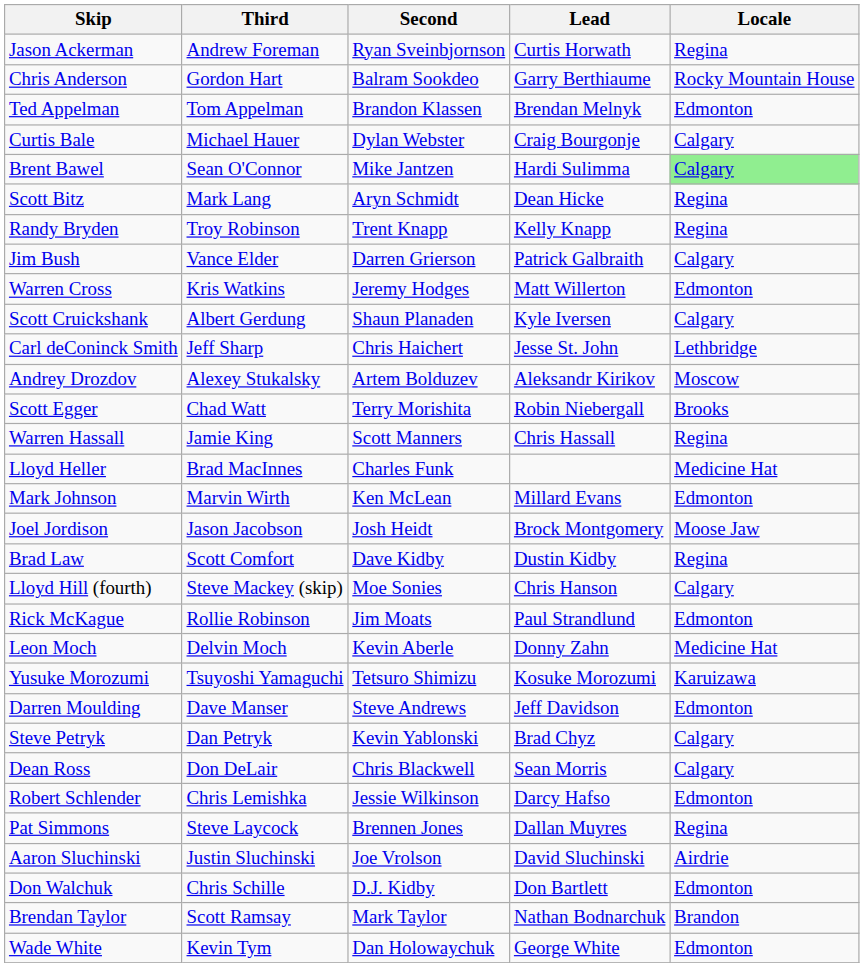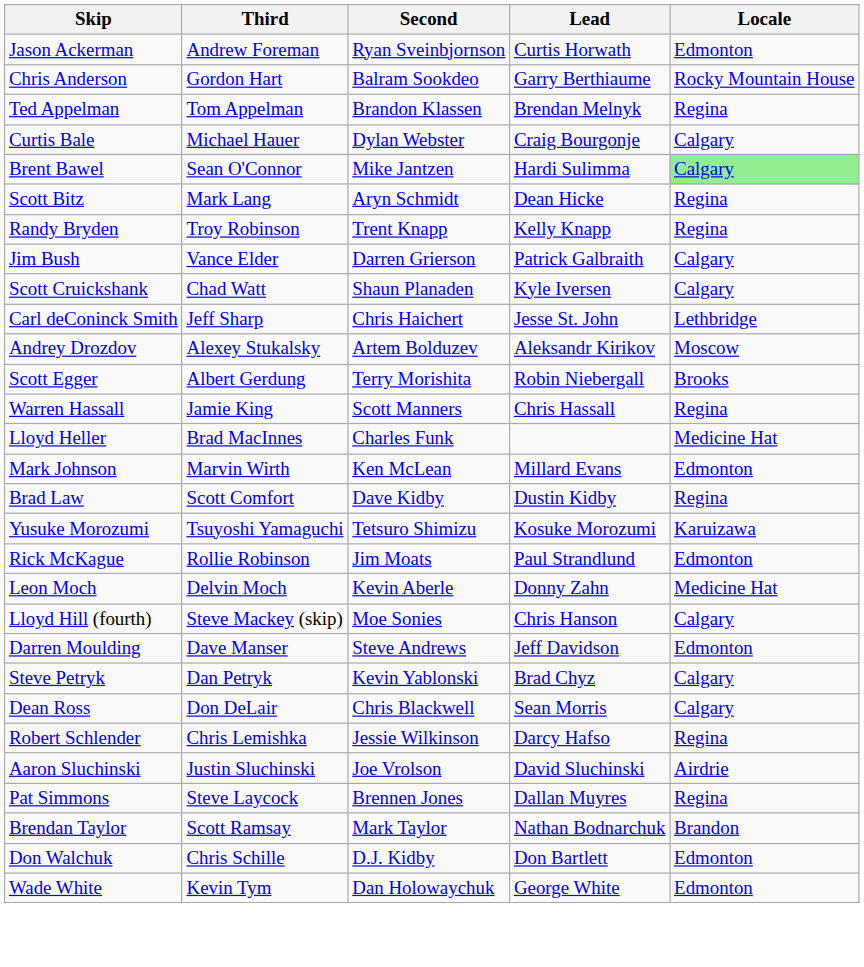(701, 49) Regina -> (713, 49) Edmonton
(713, 109) Edmonton -> (701, 109) Regina
- row: (60, 288)
(246, 318) Albert Gerdung -> (226, 288) Chad Watt
(226, 408) Chad Watt -> (246, 378) Albert Gerdung
- row: (59, 528)
rows swapped: (80, 588) <-> (79, 678)
(713, 797) Edmonton -> (701, 738) Regina
rows swapped: (59, 827) <-> (75, 857)
rows swapped: (68, 917) <-> (61, 887)
